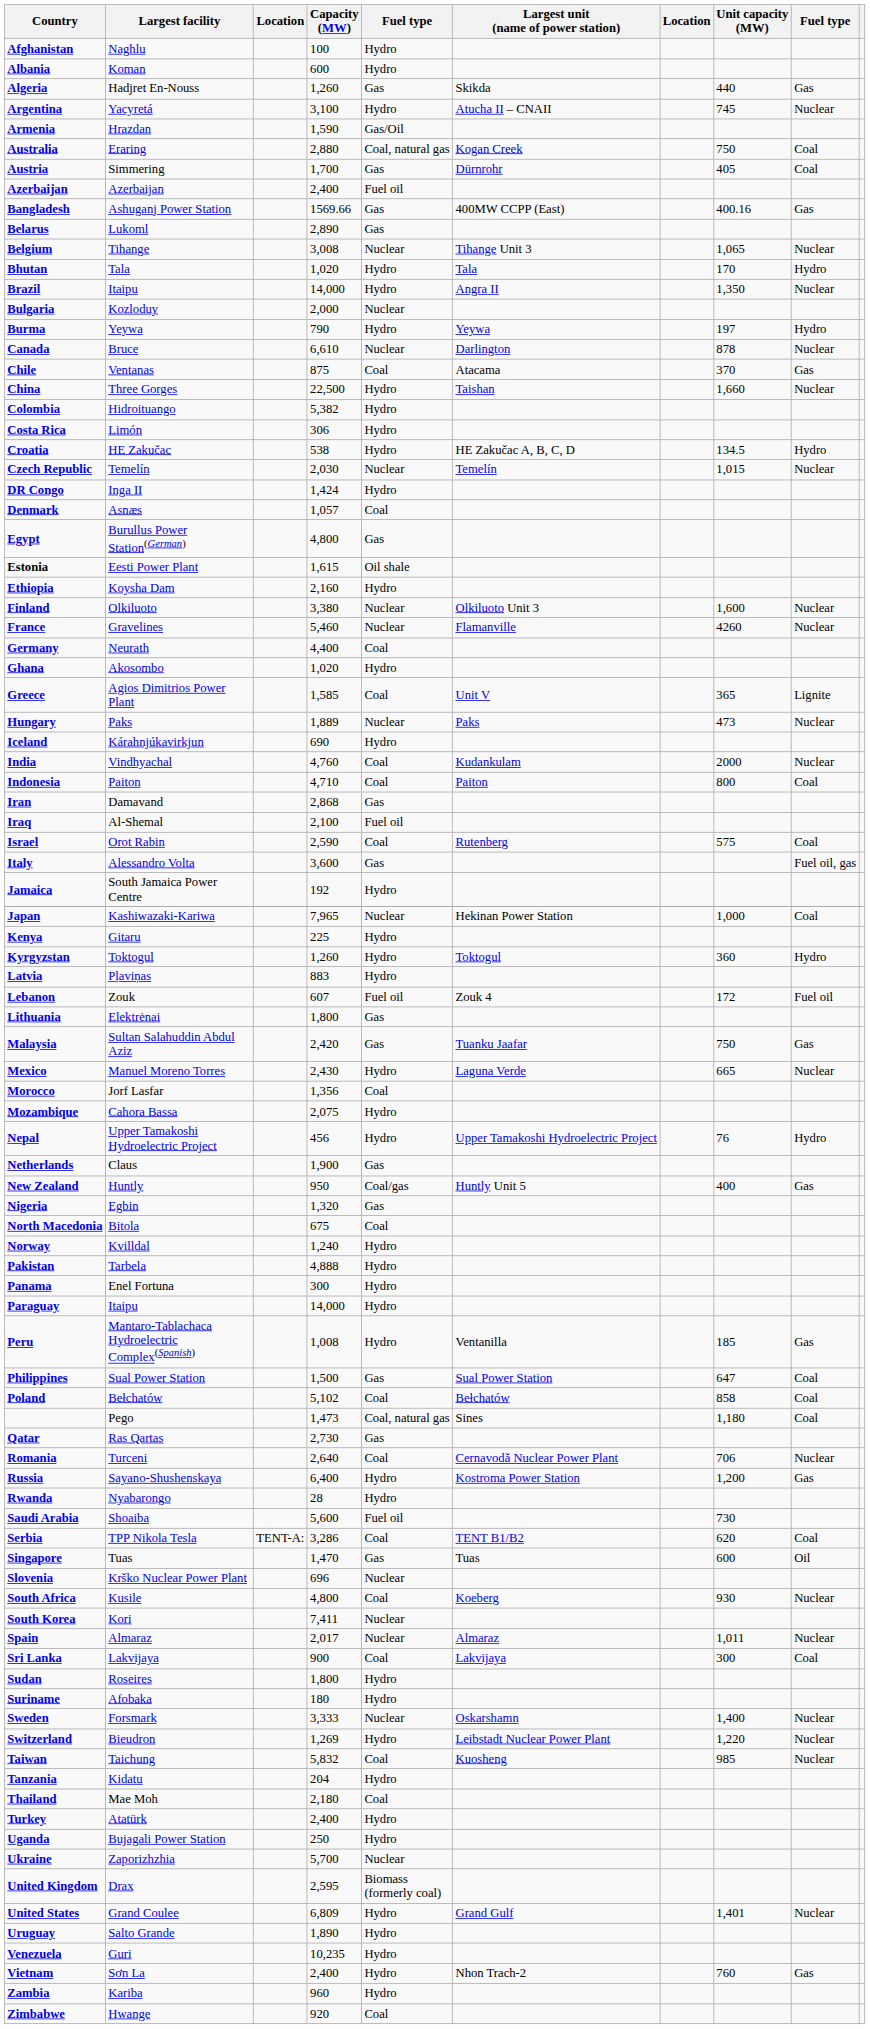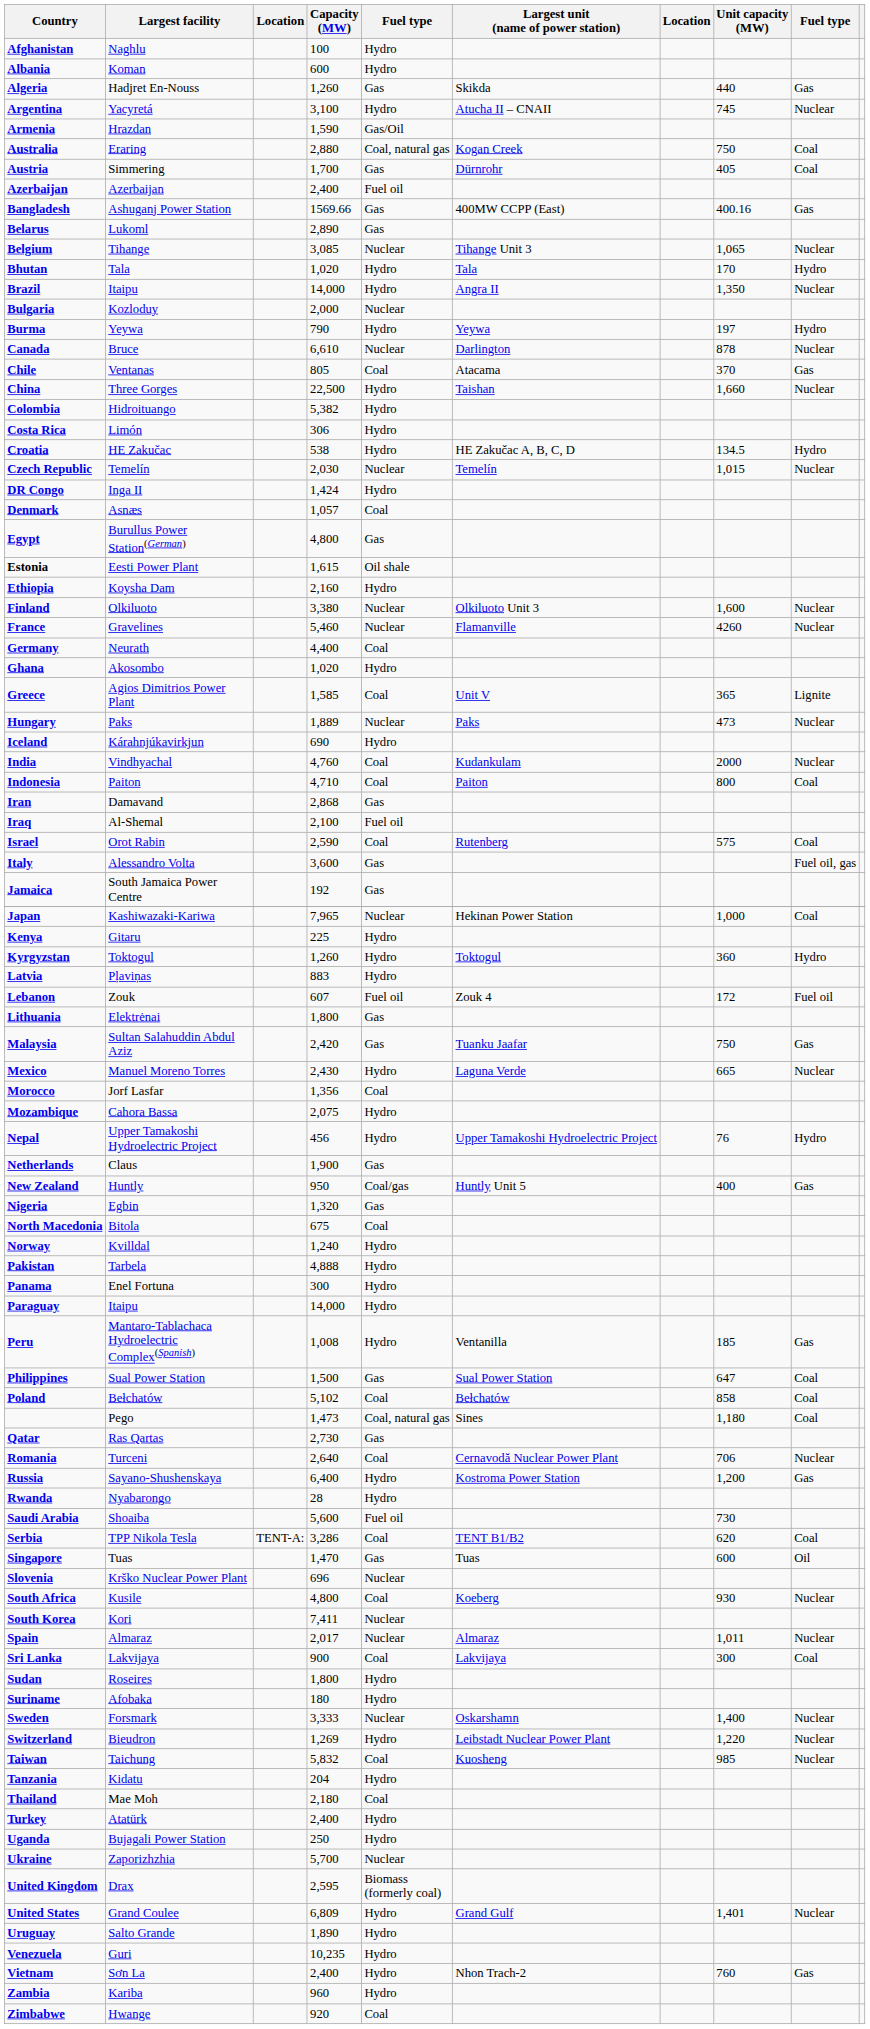(324, 249) 3,008 -> (324, 249) 3,085
(320, 369) 875 -> (320, 369) 805
(381, 889) Hydro -> (374, 889) Gas
